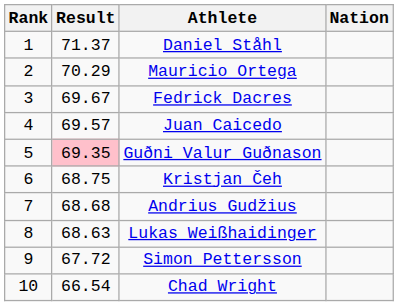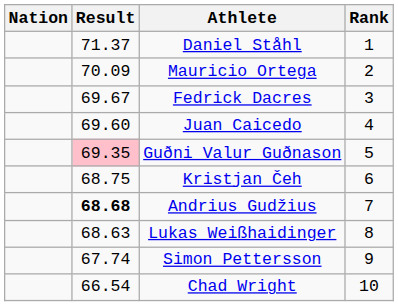columns swapped: (28, 18) <-> (359, 18)
(86, 72) 70.29 -> (106, 72) 70.09
(86, 126) 69.57 -> (106, 126) 69.60
(86, 206) normal -> (106, 206) bold
(86, 260) 67.72 -> (106, 260) 67.74
